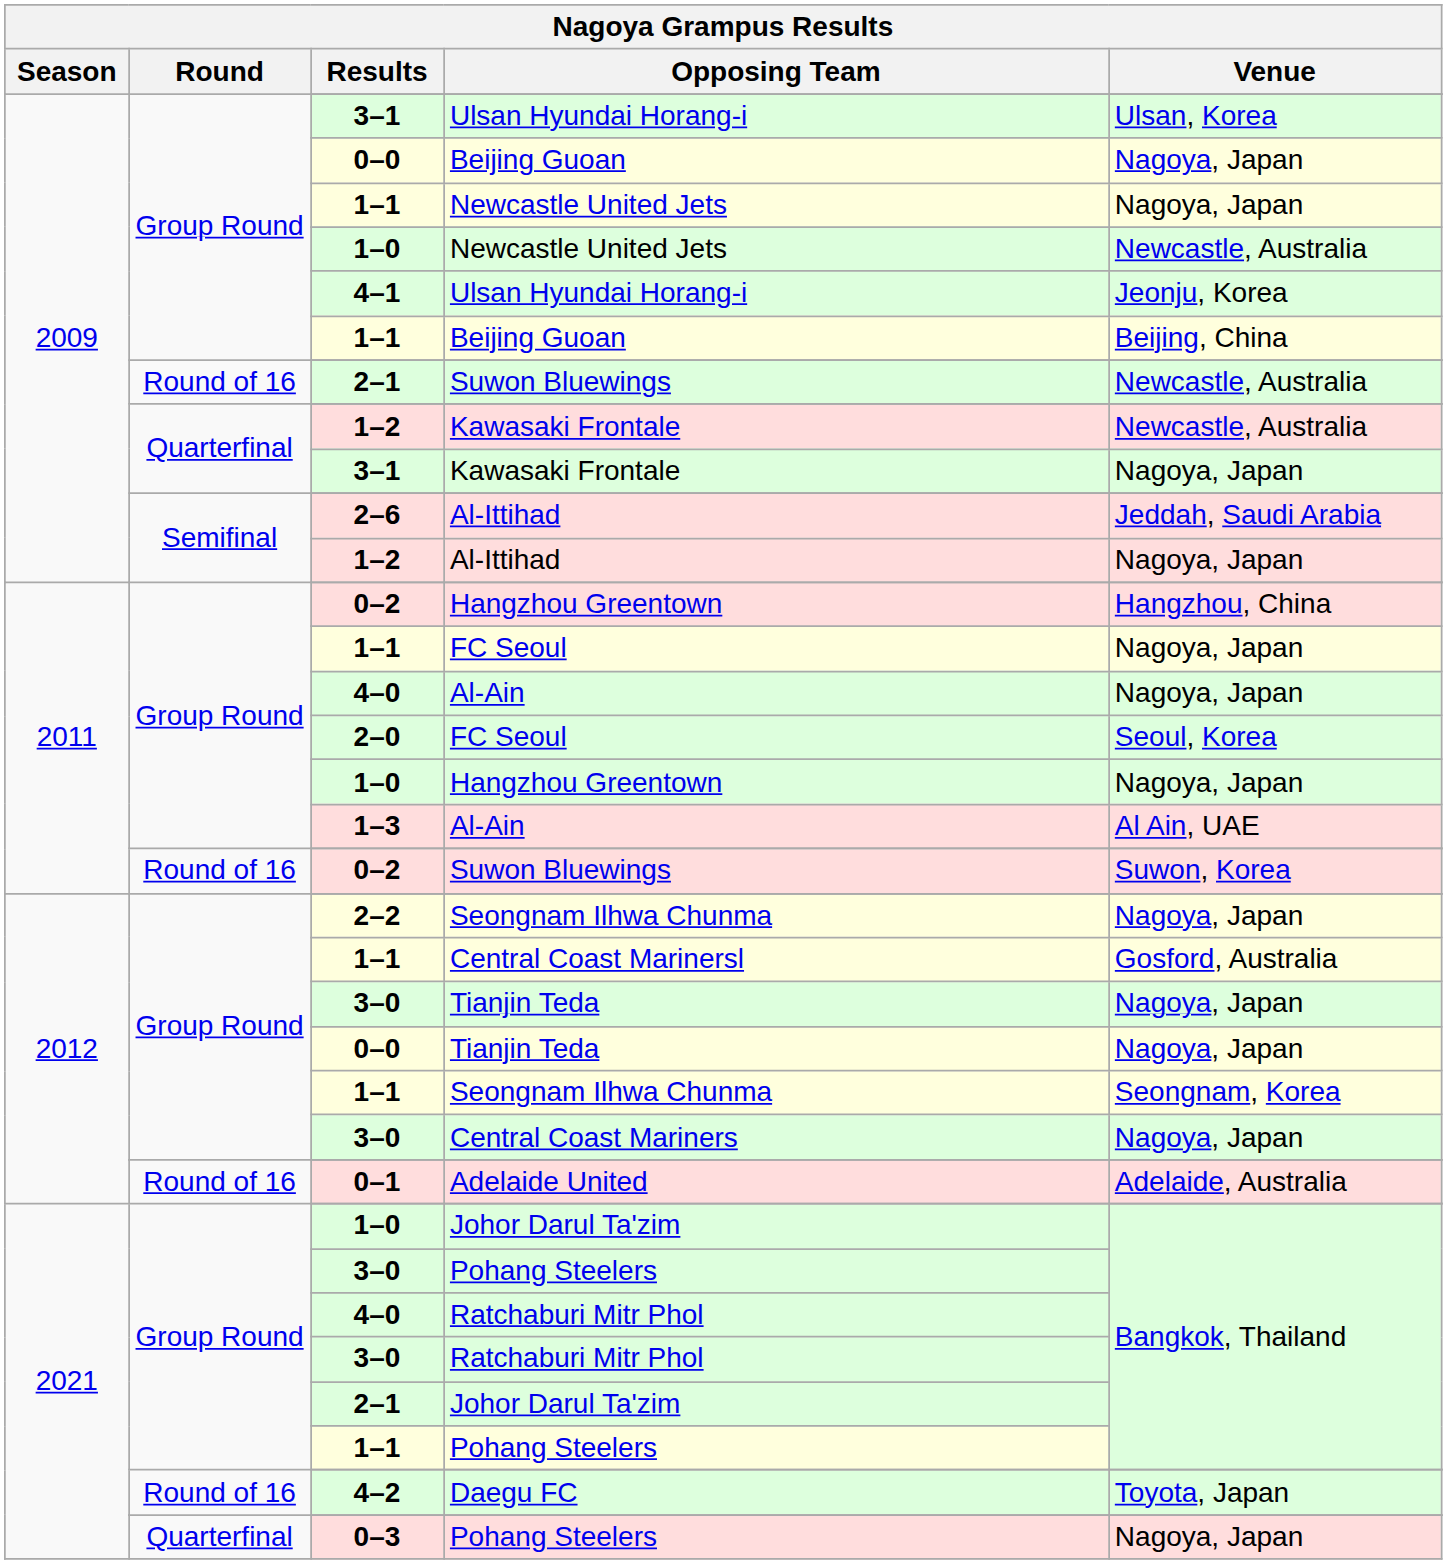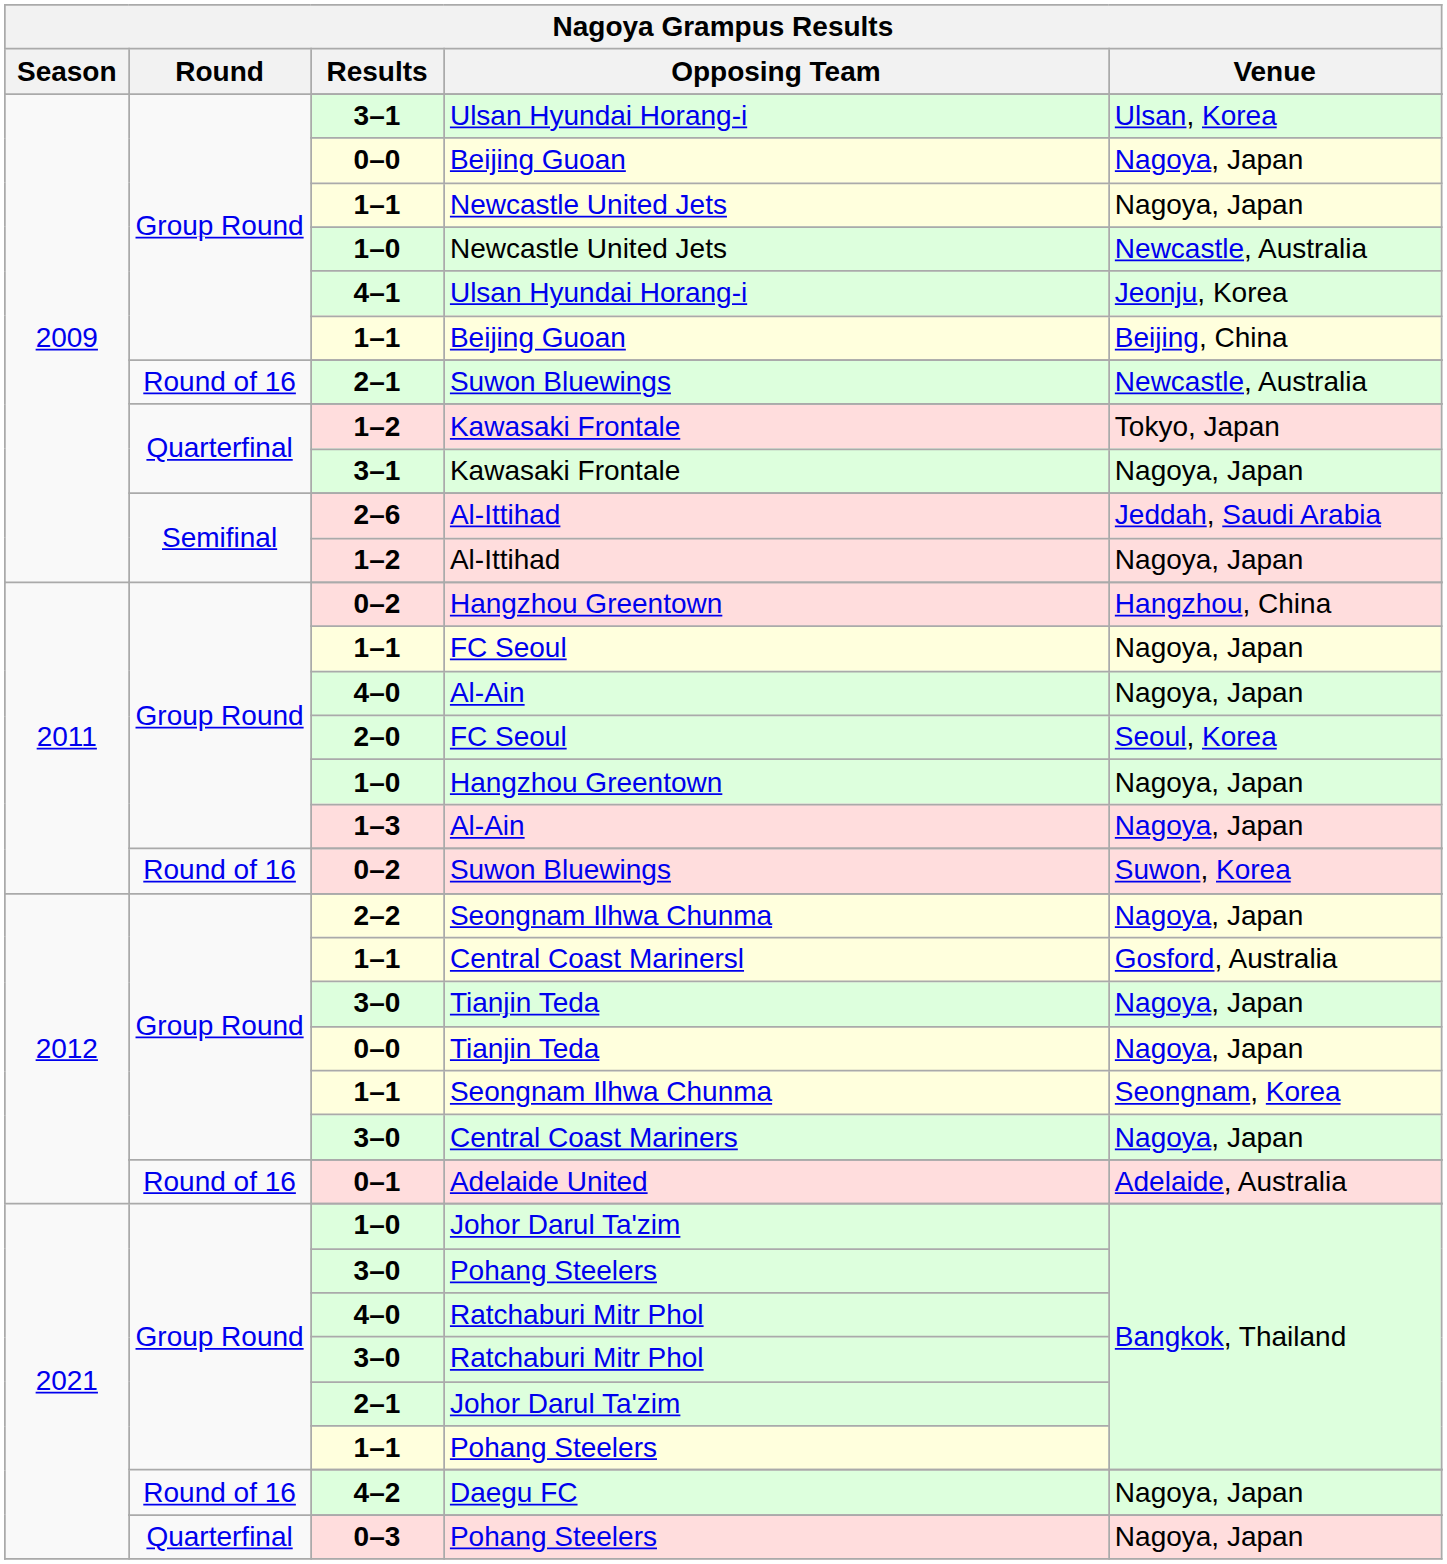(1241, 426) Newcastle, Australia -> (1197, 426) Tokyo, Japan
(1187, 826) Al Ain, UAE -> (1209, 826) Nagoya, Japan
(1202, 1492) Toyota, Japan -> (1209, 1492) Nagoya, Japan
